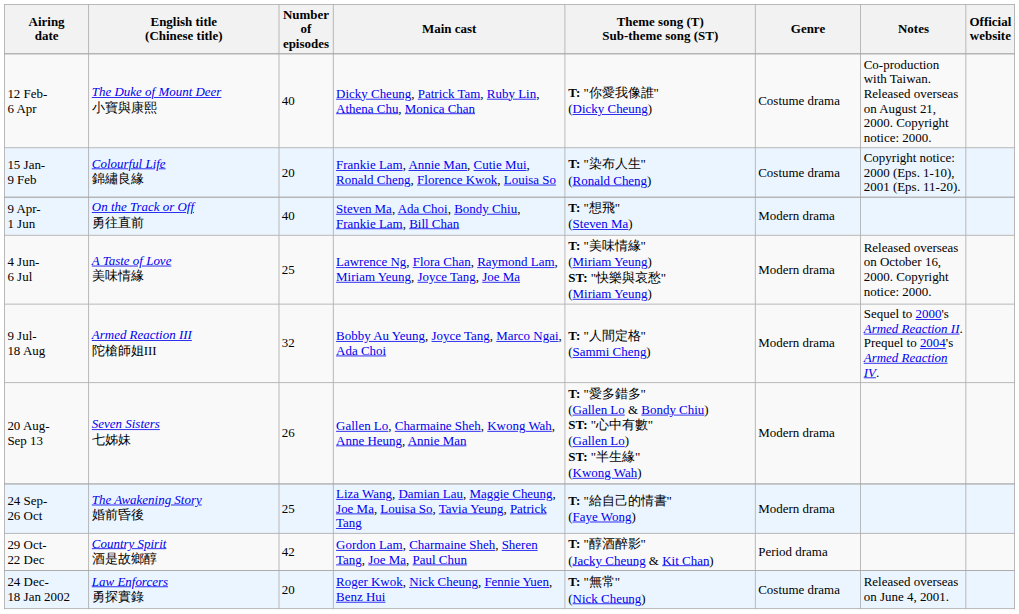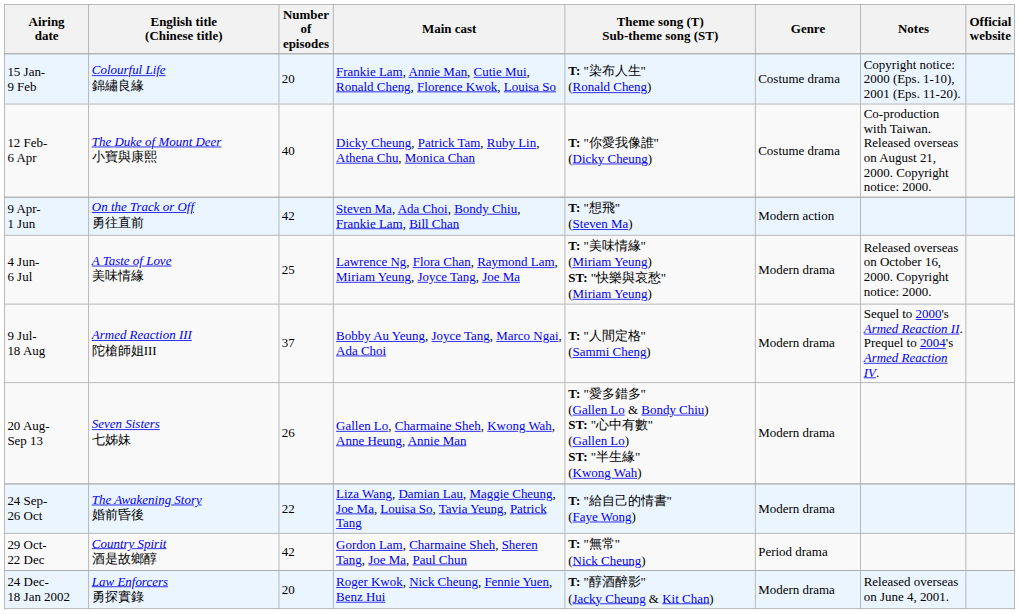rows swapped: (26, 172) <-> (27, 100)
(288, 216) 40 -> (288, 216) 42
(797, 216) Modern drama -> (796, 216) Modern action
(288, 343) 32 -> (288, 343) 37
(288, 508) 25 -> (288, 508) 22
(641, 552) T: "醇酒醉影" (Jacky Cheung & Kit Chan) -> (607, 552) T: "無常" (Nick Cheung)
(607, 590) T: "無常" (Nick Cheung) -> (641, 590) T: "醇酒醉影" (Jacky Cheung & Kit Chan)
(799, 589) Costume drama -> (797, 589) Modern drama
